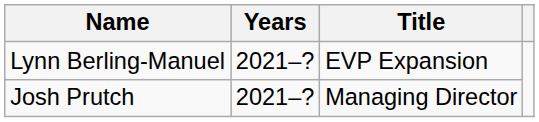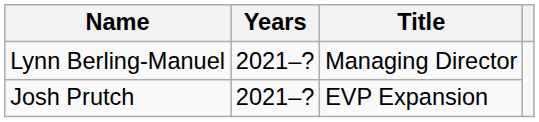(407, 60) EVP Expansion -> (421, 60) Managing Director
(421, 97) Managing Director -> (407, 97) EVP Expansion
